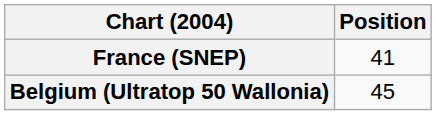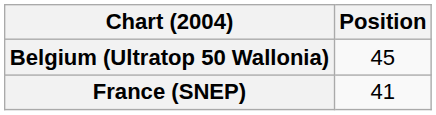rows swapped: (169, 92) <-> (169, 57)
